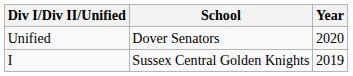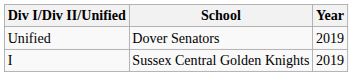(330, 38) 2020 -> (330, 38) 2019
